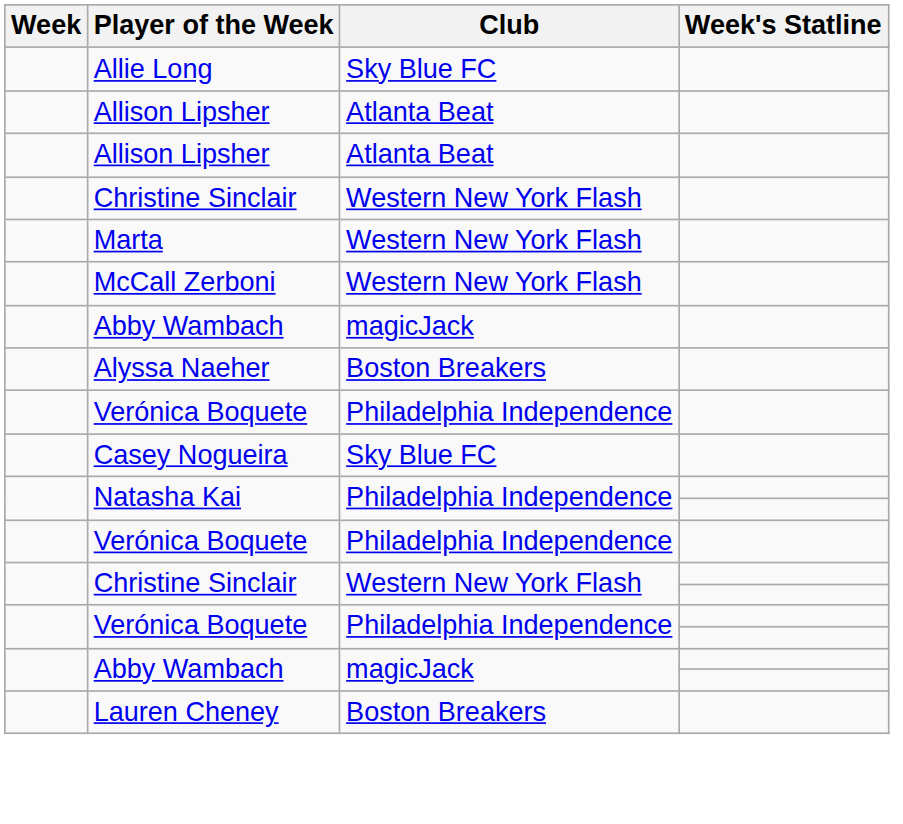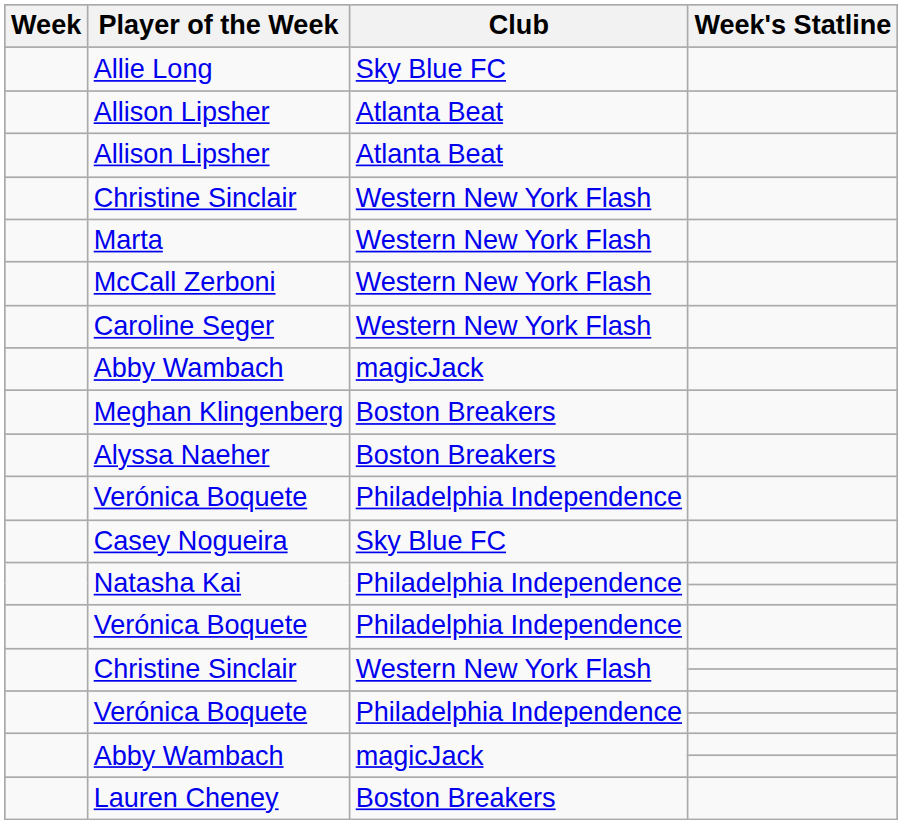+ row: (184, 326)
+ row: (218, 411)
